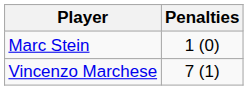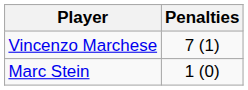rows swapped: (83, 71) <-> (49, 44)
